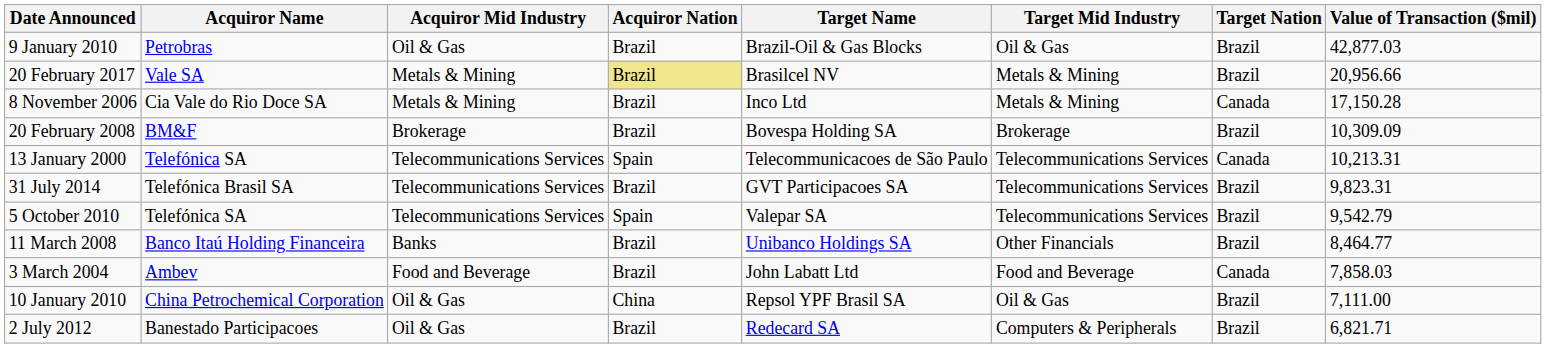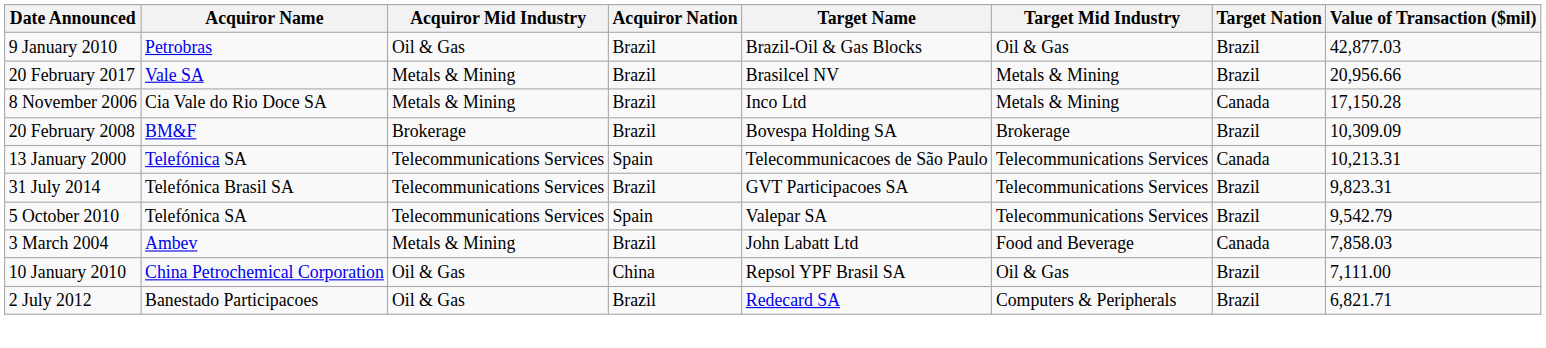(634, 74) khaki background -> (634, 74) no background
- row: (63, 243)
(461, 272) Food and Beverage -> (454, 243) Metals & Mining
